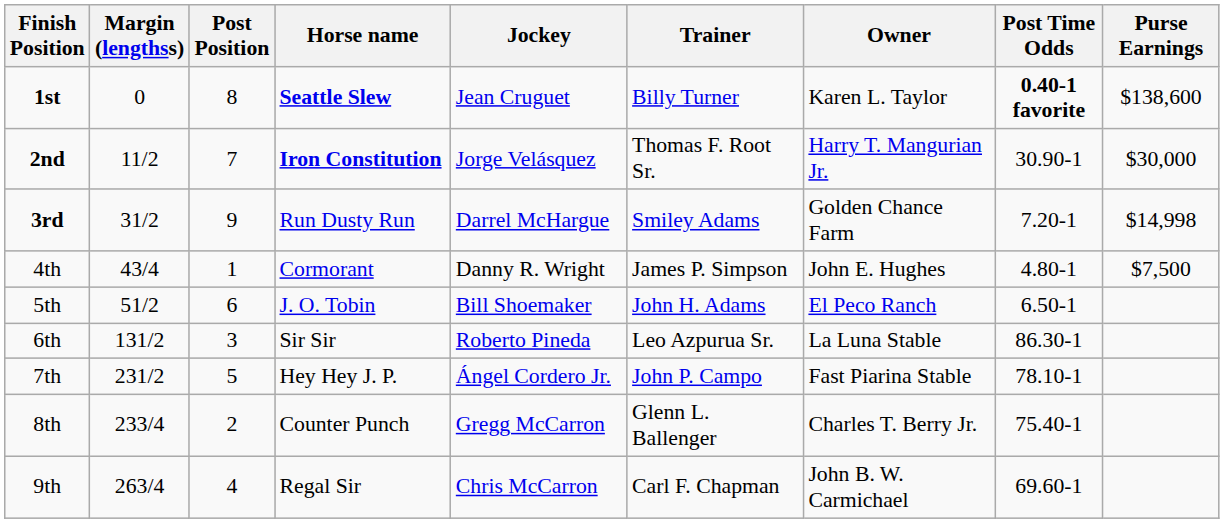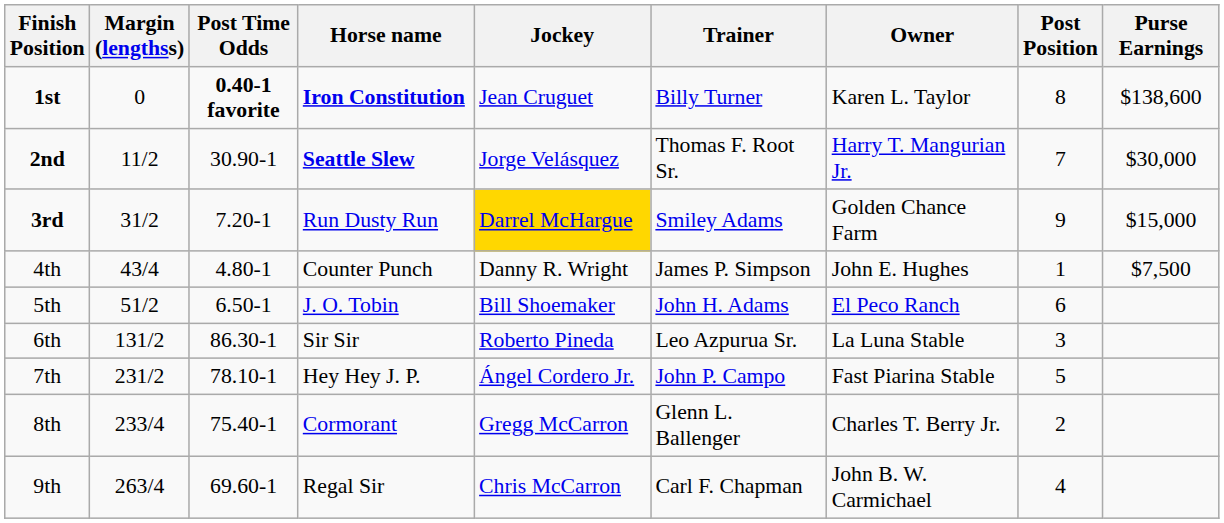columns swapped: (232, 35) <-> (1049, 35)
(335, 97) Seattle Slew -> (384, 97) Iron Constitution
(361, 158) Iron Constitution -> (359, 158) Seattle Slew
(533, 220) no background -> (556, 220) gold background
(1161, 220) $14,998 -> (1161, 220) $15,000
(327, 268) Cormorant -> (368, 268) Counter Punch
(344, 425) Counter Punch -> (350, 425) Cormorant
